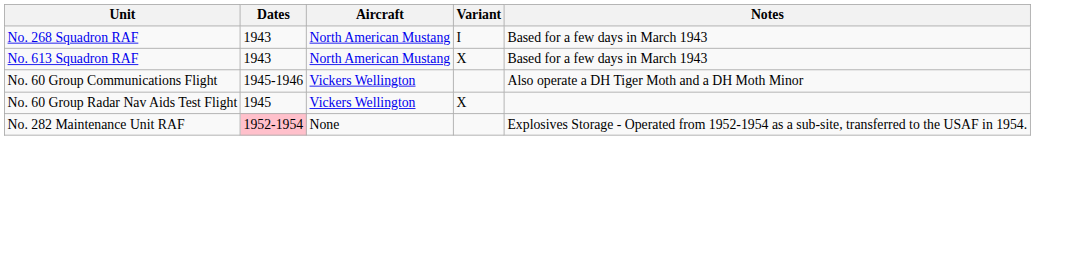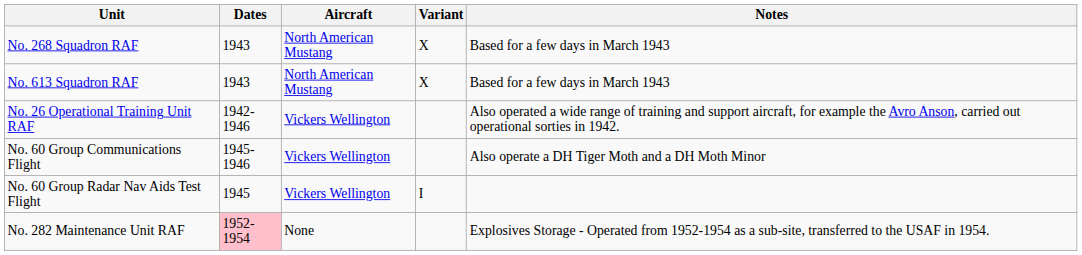(459, 37) I -> (424, 44) X
+ row: (100, 119)
(461, 102) X -> (421, 194) I
